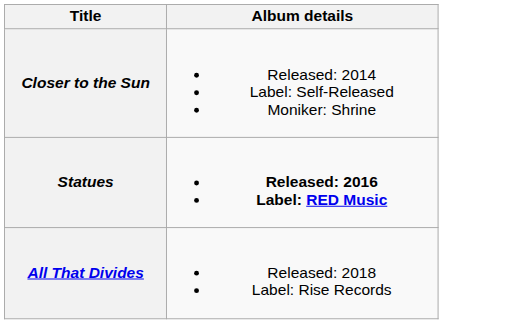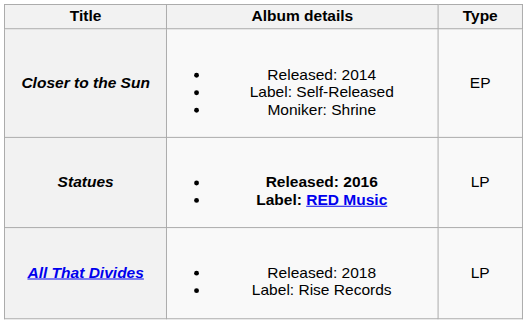+ column: (480, 16)
